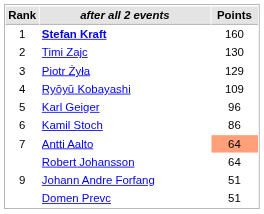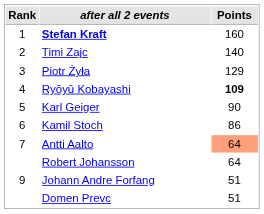(234, 53) 130 -> (234, 53) 140
(234, 89) normal -> (234, 89) bold
(234, 107) 96 -> (234, 107) 90
